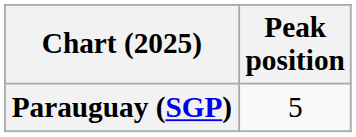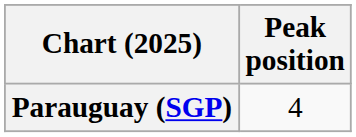(295, 107) 5 -> (295, 107) 4
